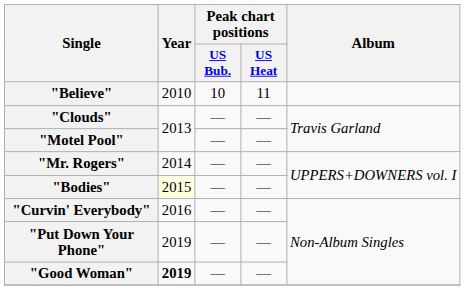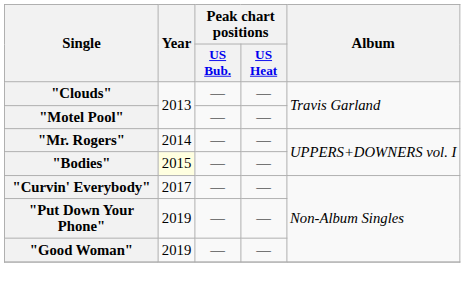- row: (81, 93)
(177, 210) 2016 -> (177, 186) 2017
(177, 273) bold -> (177, 250) normal
